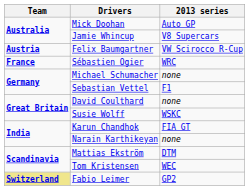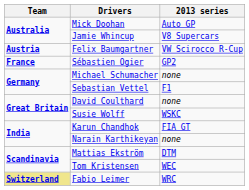(169, 62) WRC -> (169, 62) GP2
(169, 179) GP2 -> (169, 179) WRC
